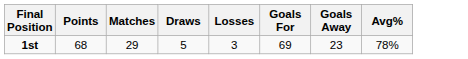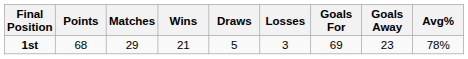+ column: (183, 20)
